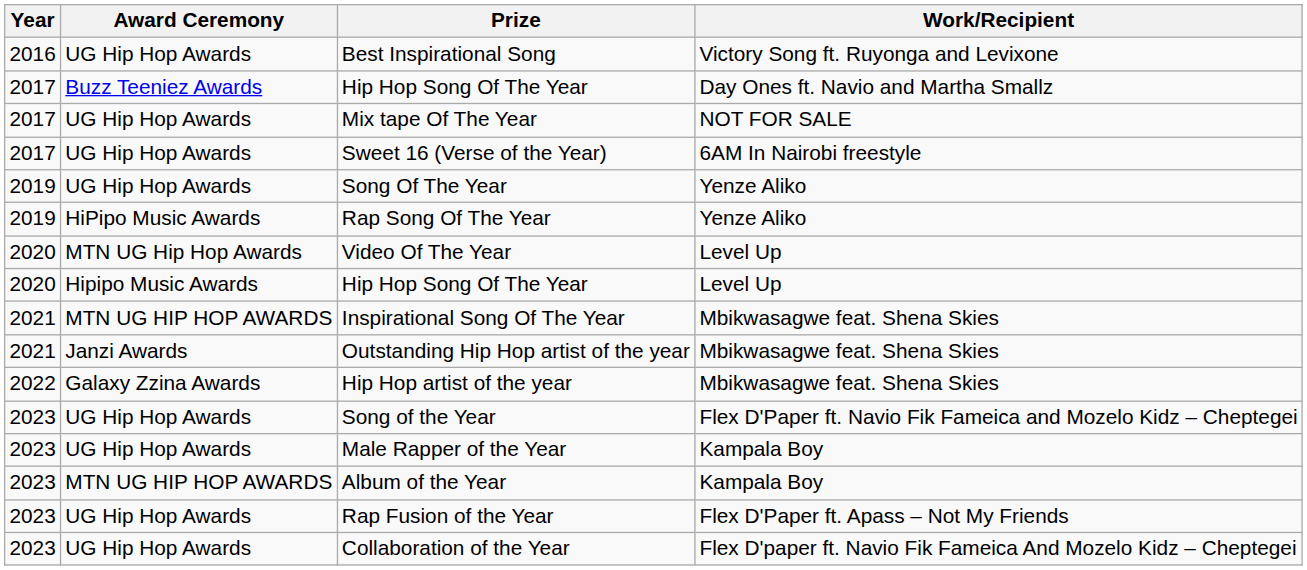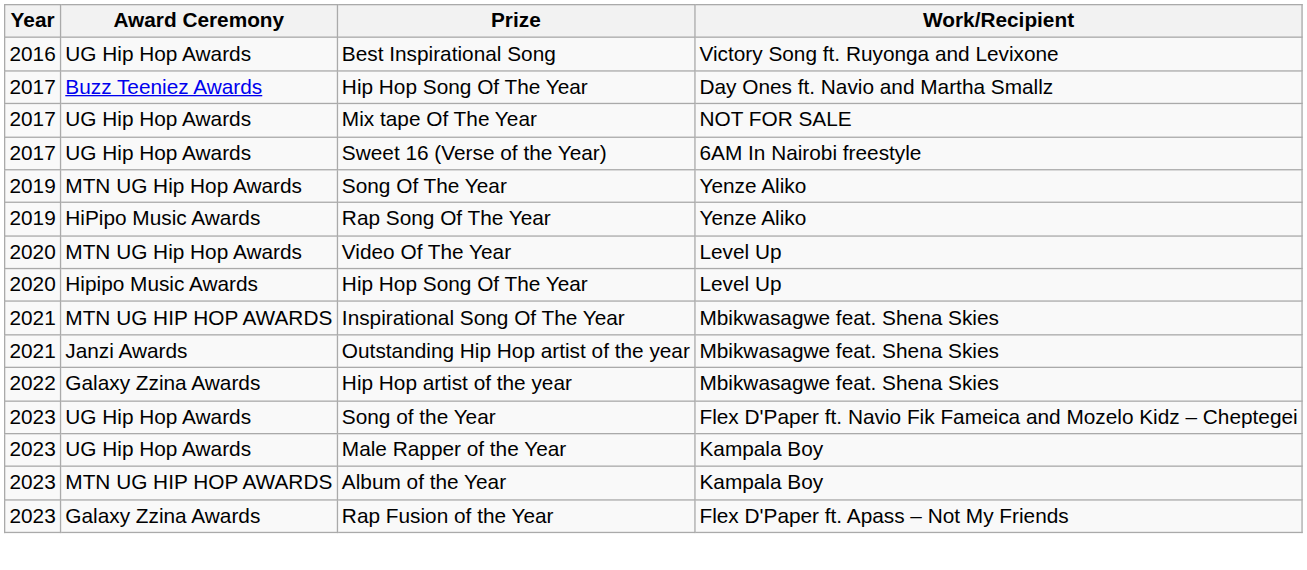(158, 185) UG Hip Hop Awards -> (184, 185) MTN UG Hip Hop Awards
(158, 515) UG Hip Hop Awards -> (163, 515) Galaxy Zzina Awards
- row: (456, 548)
